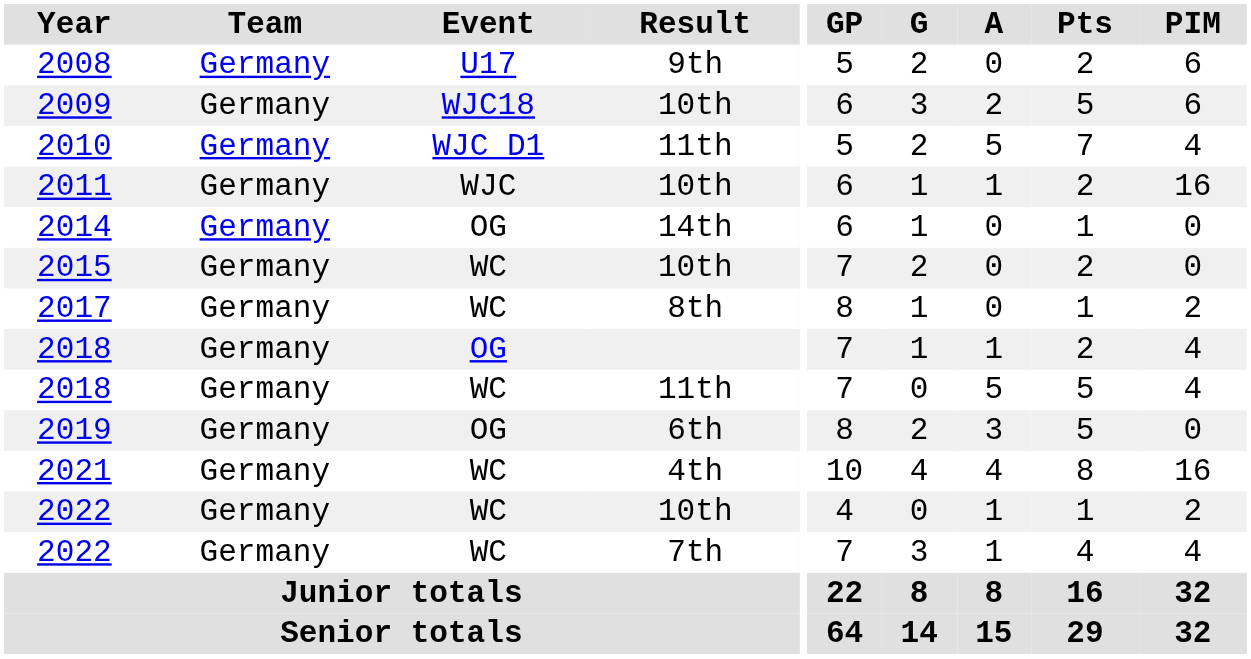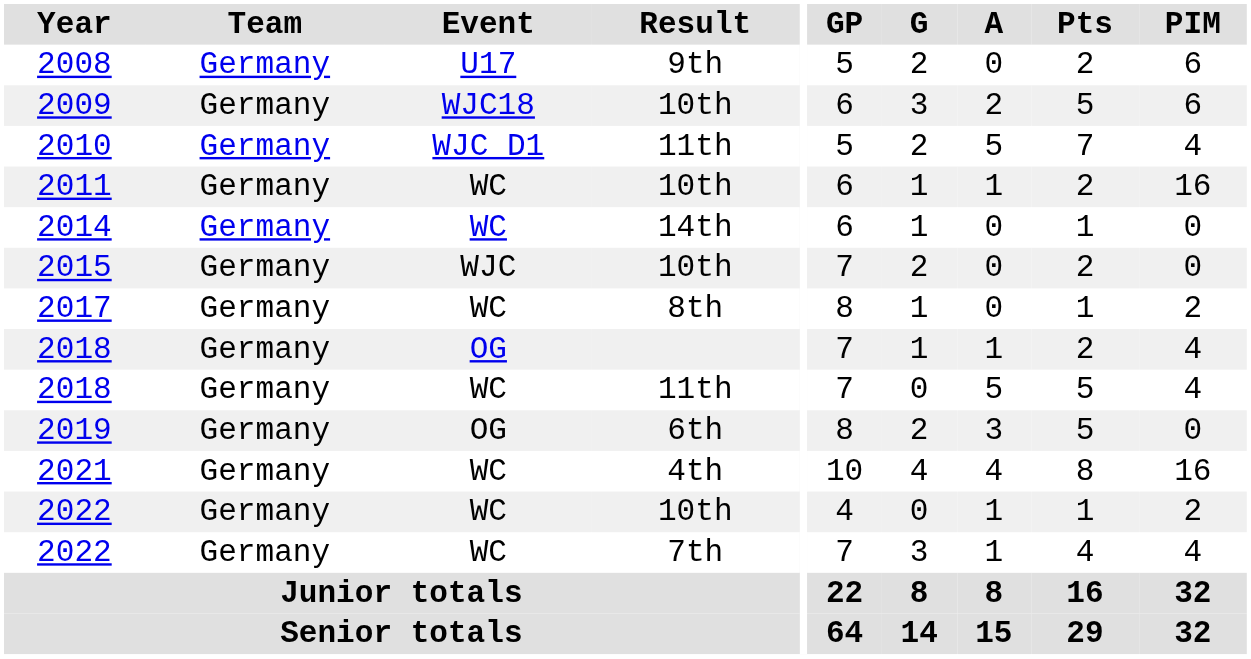(488, 187) WJC -> (488, 187) WC
(488, 227) OG -> (488, 227) WC
(488, 268) WC -> (488, 268) WJC
